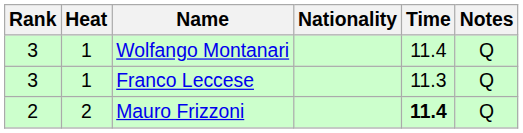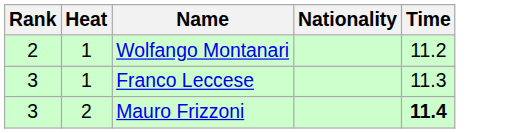- column: (487, 19)
(33, 50) 3 -> (33, 50) 2
(428, 50) 11.4 -> (428, 50) 11.2
(33, 111) 2 -> (33, 111) 3
